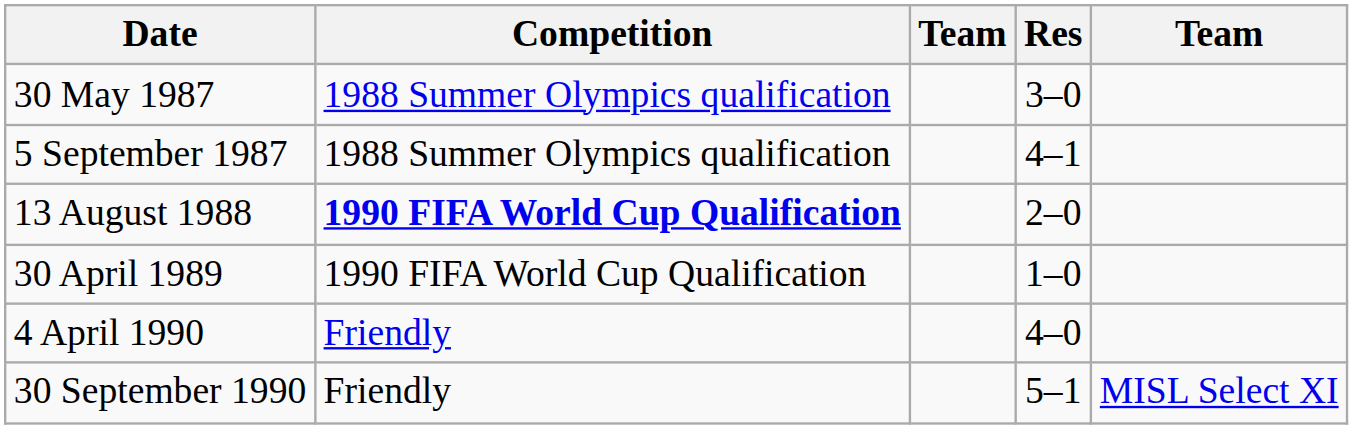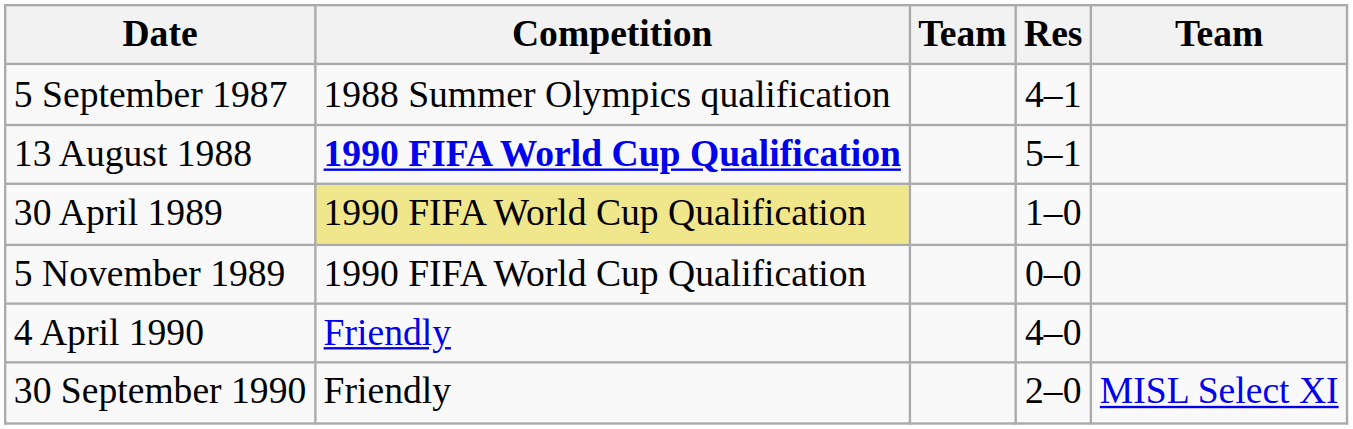- row: (114, 93)
(1053, 213) 2–0 -> (1053, 153) 5–1
(595, 272) no background -> (595, 213) khaki background
+ row: (150, 272)
(1053, 392) 5–1 -> (1053, 392) 2–0
